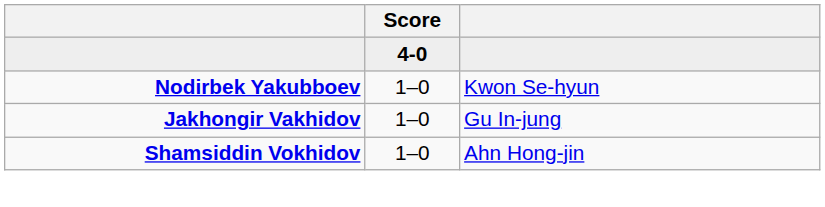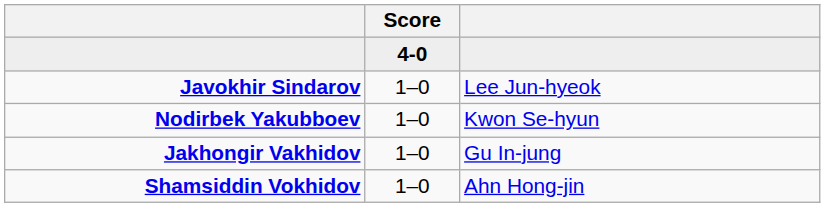+ row: (270, 86)
